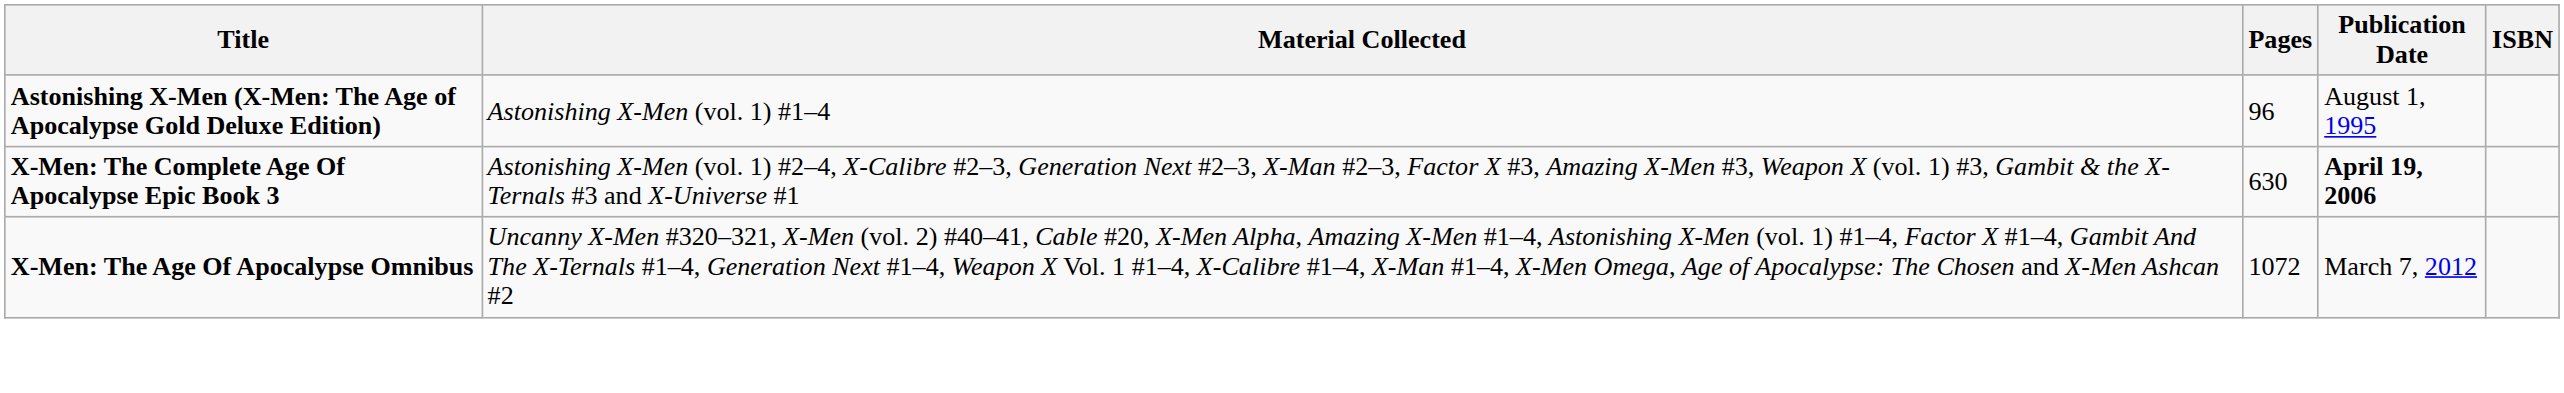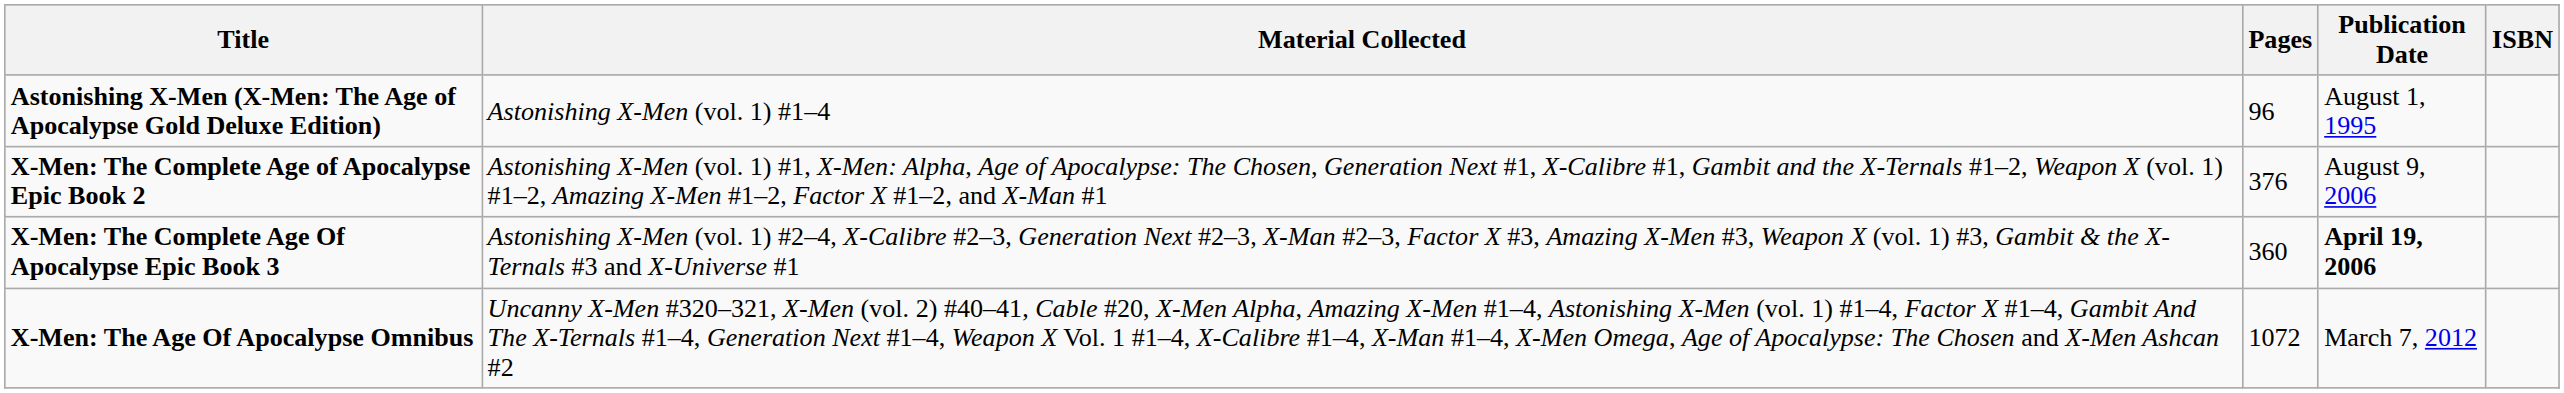+ row: (241, 181)
(2268, 181) 630 -> (2268, 251) 360
